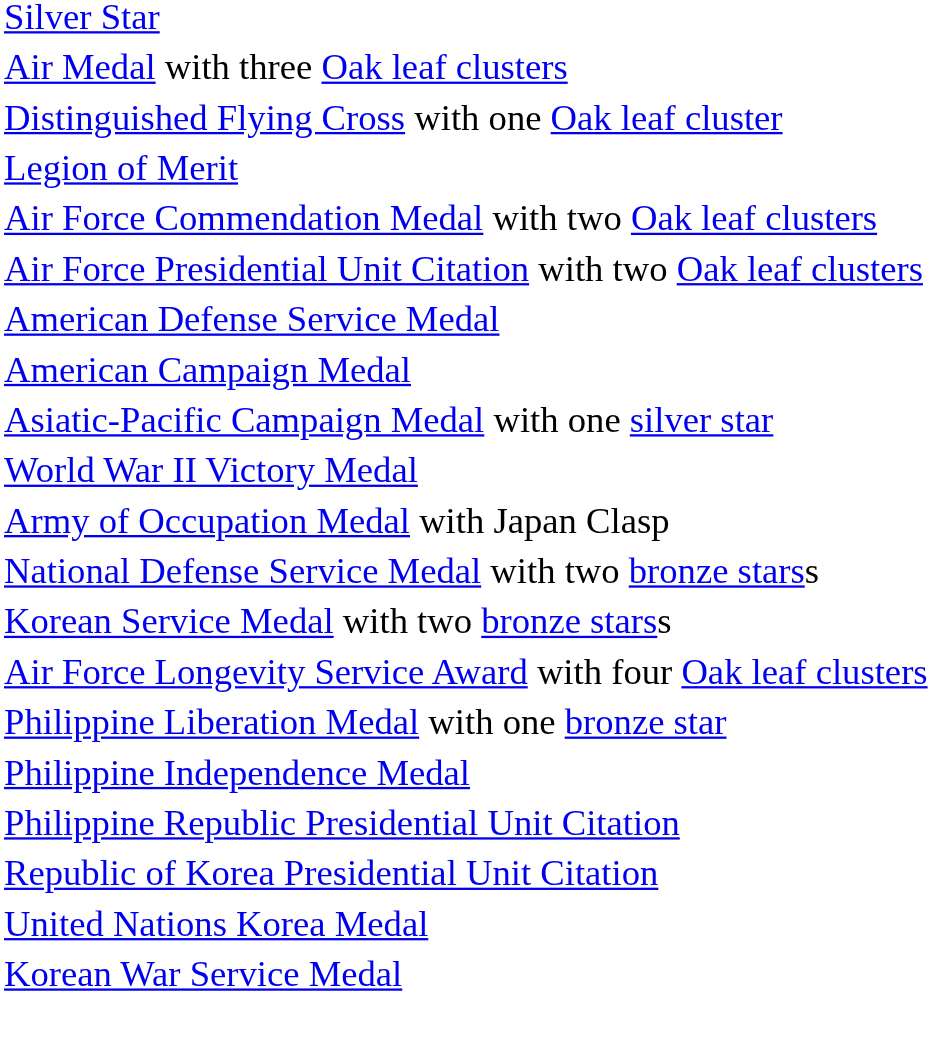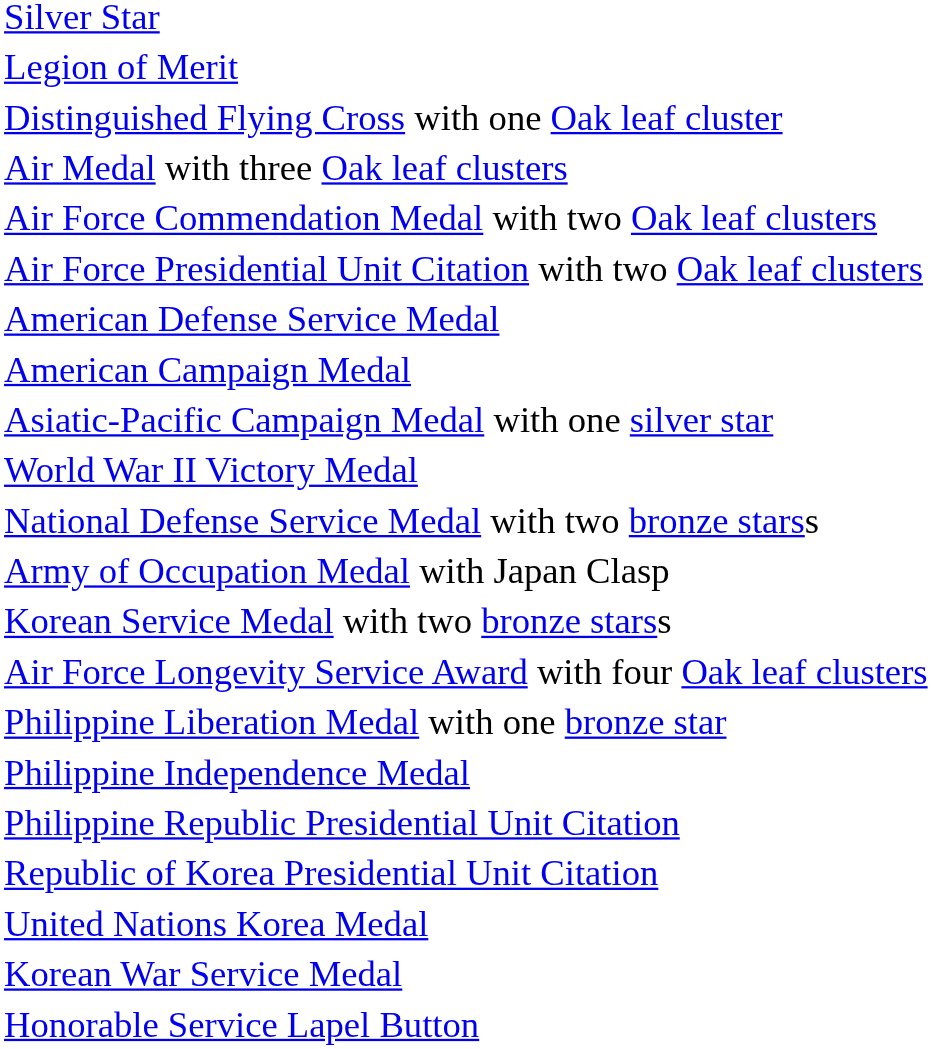rows swapped: (121, 167) <-> (286, 67)
rows swapped: (337, 520) <-> (412, 571)
+ row: (242, 1024)
